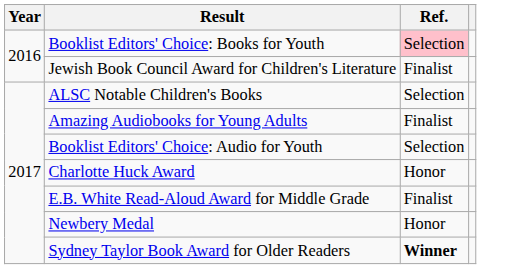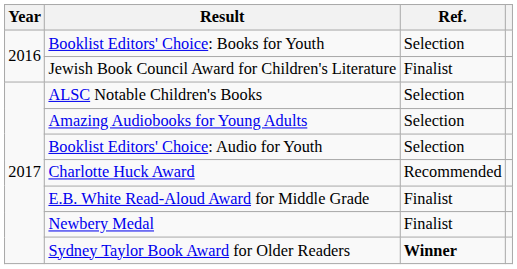(434, 43) pink background -> (434, 43) no background
(428, 120) Finalist -> (434, 120) Selection
(425, 172) Honor -> (453, 172) Recommended
(425, 224) Honor -> (428, 224) Finalist
